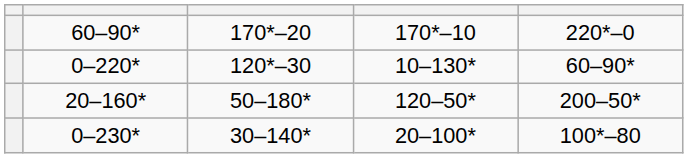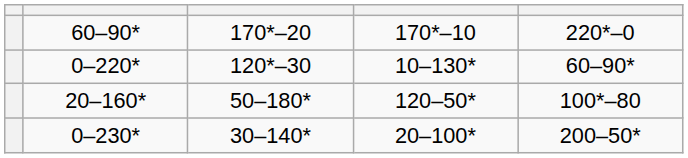(600, 101) 200–50* -> (600, 101) 100*–80
(600, 136) 100*–80 -> (600, 136) 200–50*
